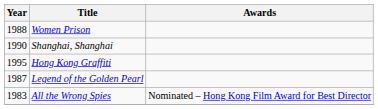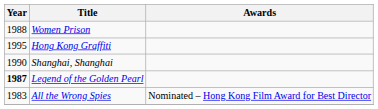rows swapped: (71, 63) <-> (72, 46)
(17, 79) normal -> (17, 79) bold
